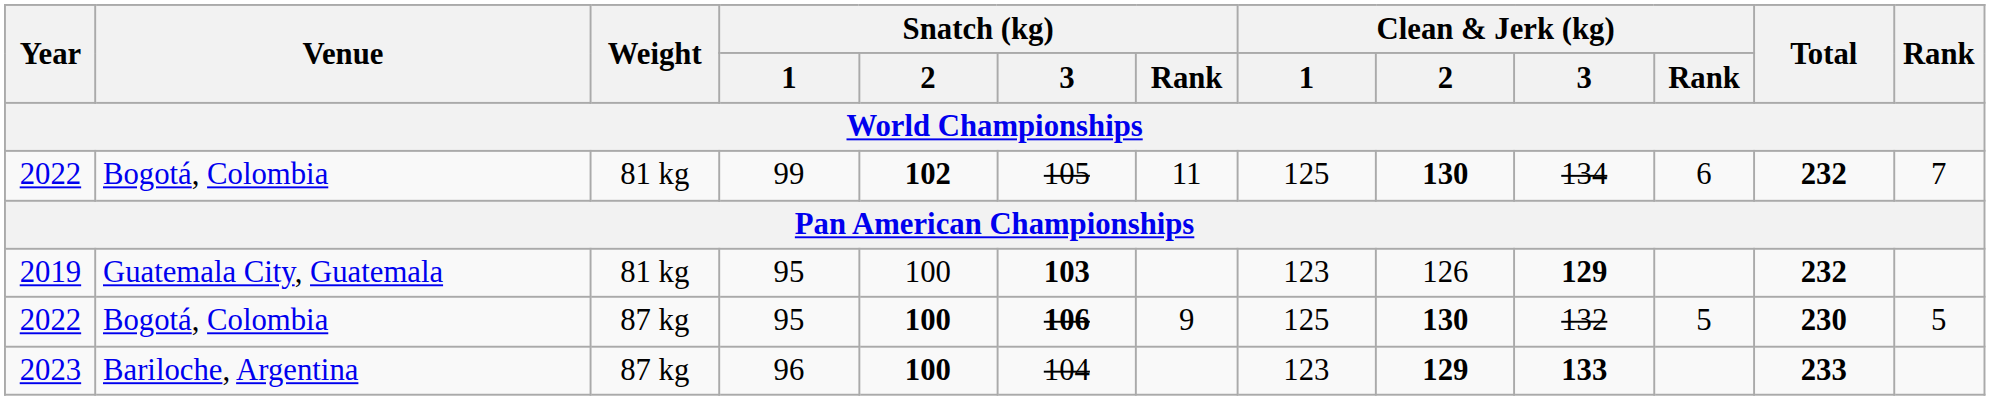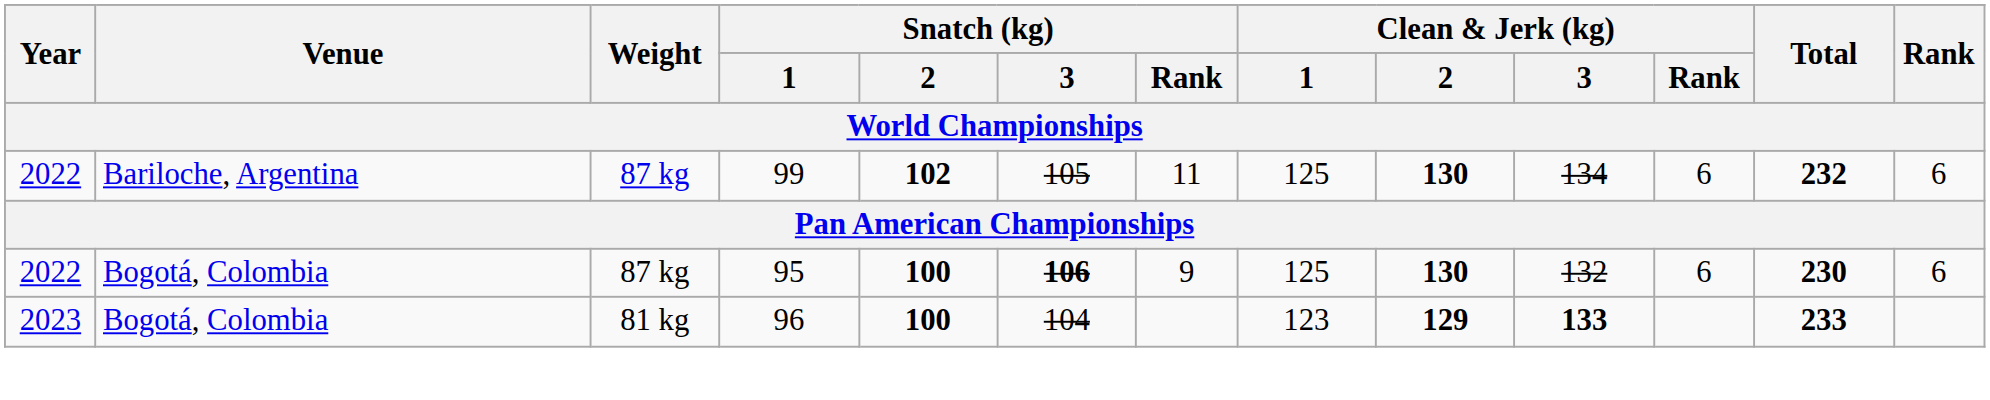(216, 175) Bogotá, Colombia -> (231, 175) Bariloche, Argentina
(655, 175) 81 kg -> (655, 175) 87 kg
(1939, 175) 7 -> (1939, 175) 6
- row: (50, 272)
(1704, 321) 5 -> (1704, 272) 6
(1939, 321) 5 -> (1939, 272) 6
(231, 369) Bariloche, Argentina -> (216, 321) Bogotá, Colombia
(655, 369) 87 kg -> (655, 321) 81 kg
